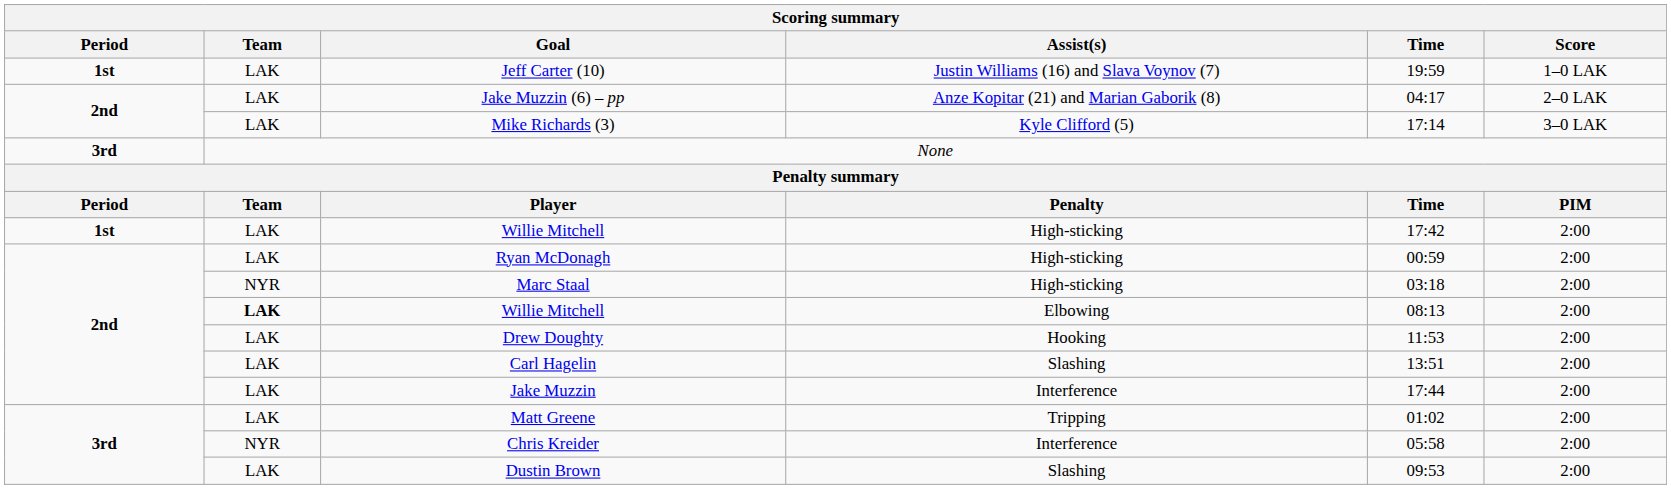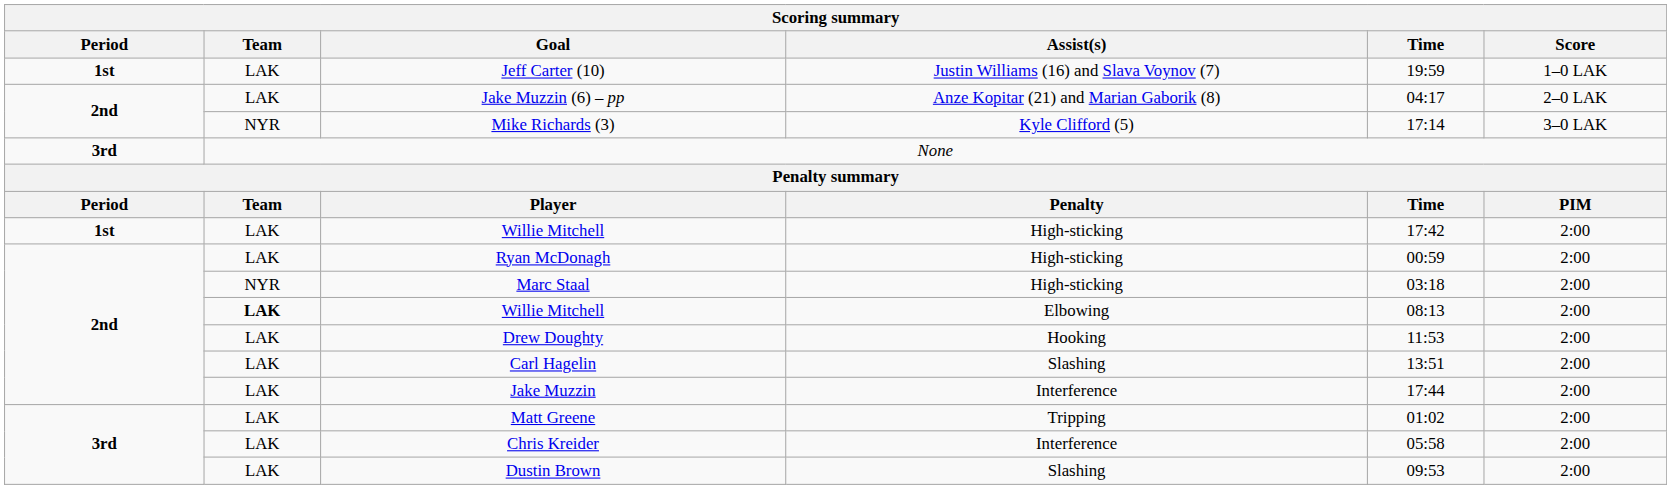(262, 124) LAK -> (262, 124) NYR
(262, 444) NYR -> (262, 444) LAK
